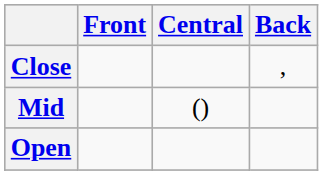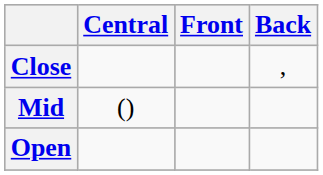columns swapped: (115, 25) <-> (201, 25)
